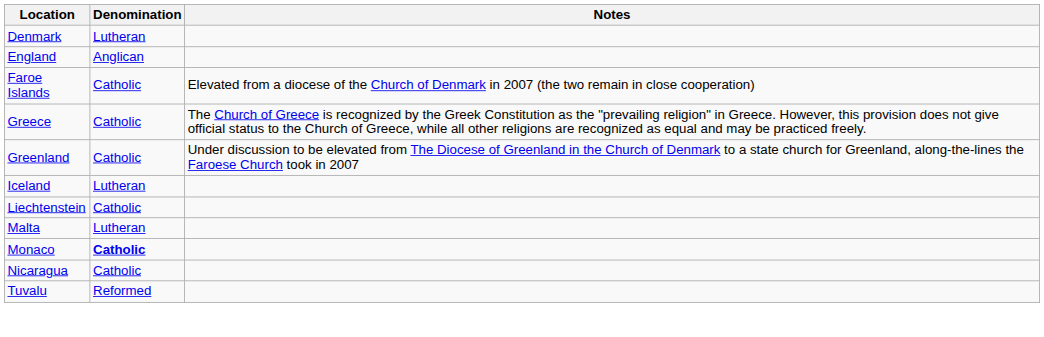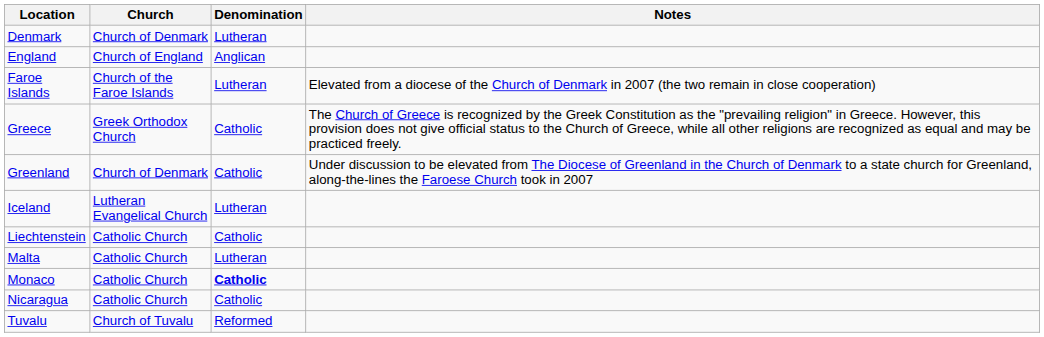+ column: (150, 15)
(117, 85) Catholic -> (240, 85) Lutheran
